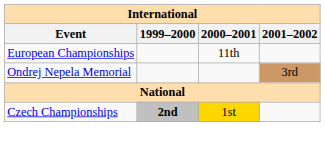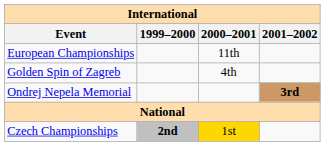+ row: (64, 72)
(290, 72) normal -> (290, 92) bold
